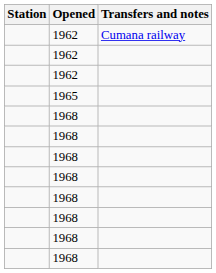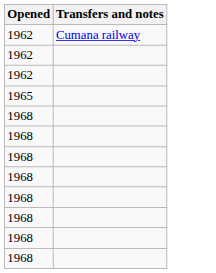- column: (27, 14)
